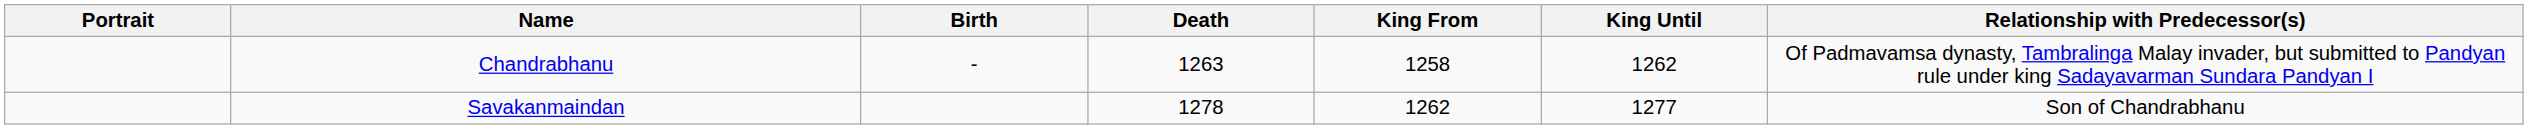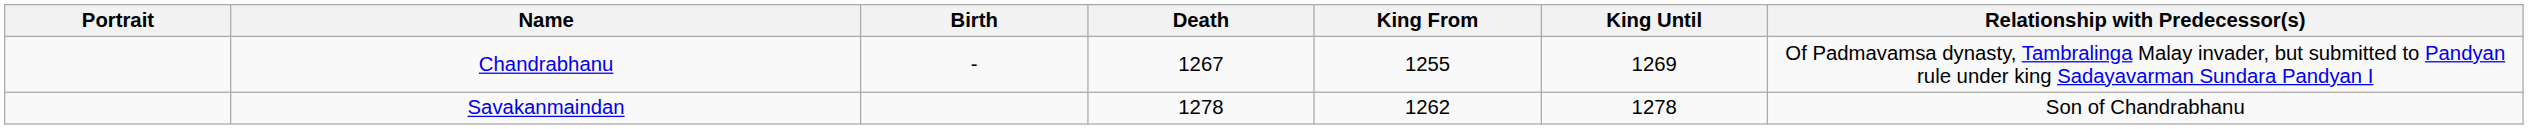(1201, 64) 1263 -> (1201, 64) 1267
(1428, 64) 1258 -> (1428, 64) 1255
(1654, 64) 1262 -> (1654, 64) 1269
(1654, 107) 1277 -> (1654, 107) 1278
